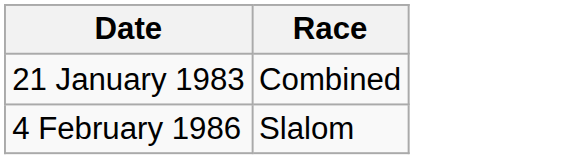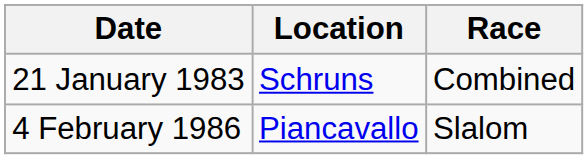+ column: (339, 29)
